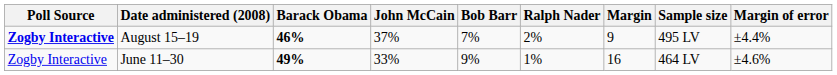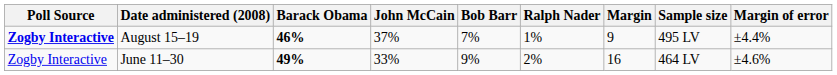(533, 37) 2% -> (533, 37) 1%
(533, 59) 1% -> (533, 59) 2%
